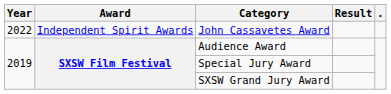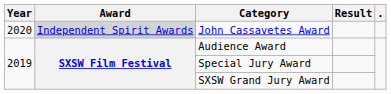(19, 30) 2022 -> (19, 30) 2020
(115, 30) no background -> (115, 30) lightgrey background
